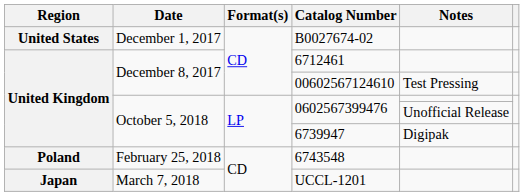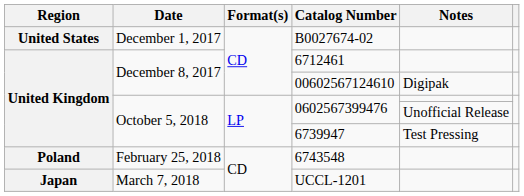(441, 83) Test Pressing -> (426, 83) Digipak
(426, 135) Digipak -> (441, 135) Test Pressing
